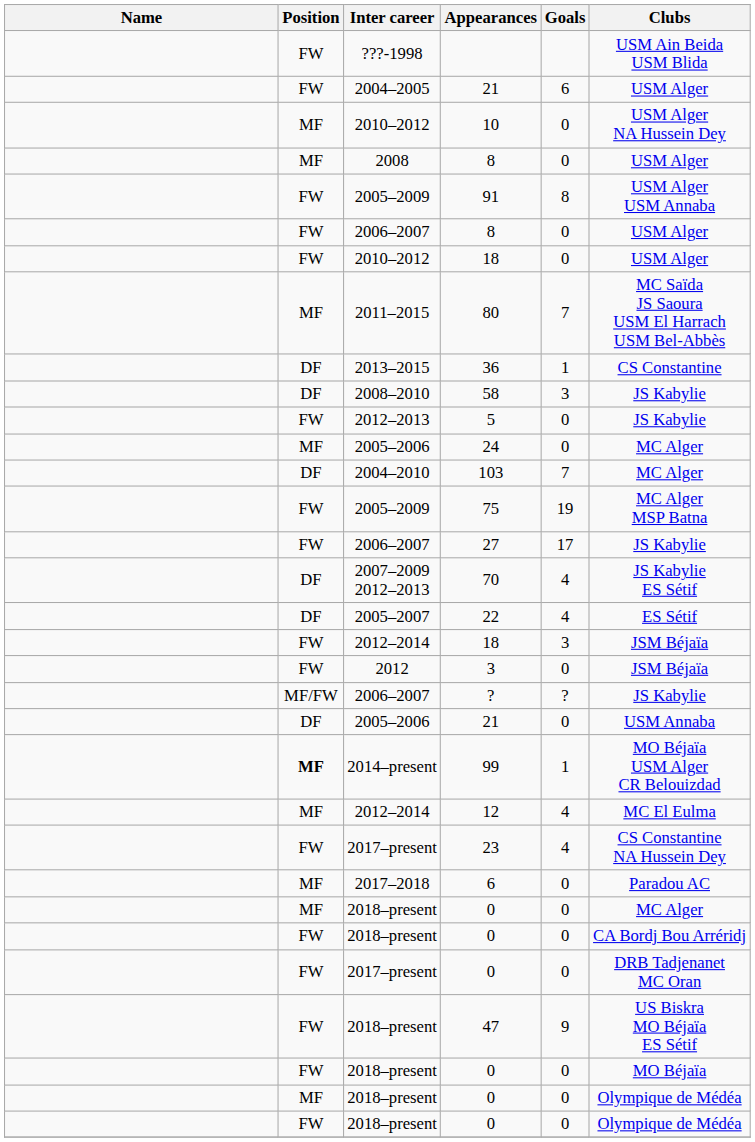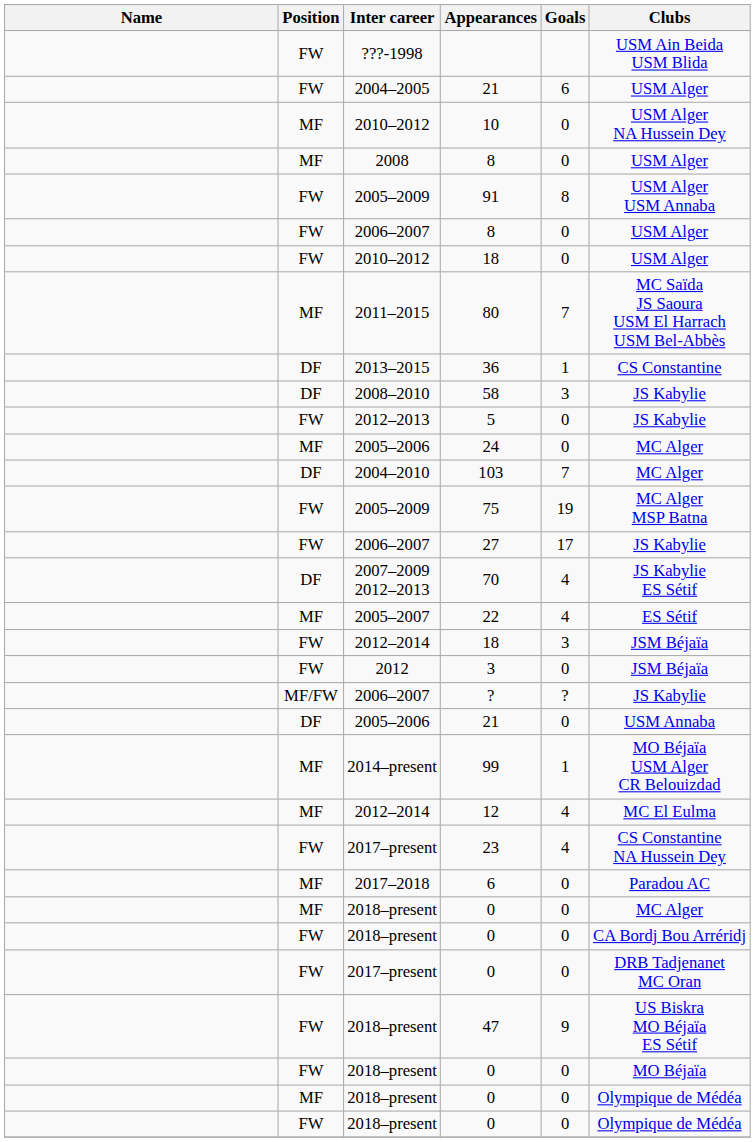(311, 616) DF -> (311, 616) MF
(311, 766) bold -> (311, 766) normal
